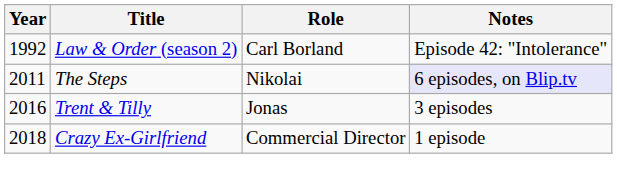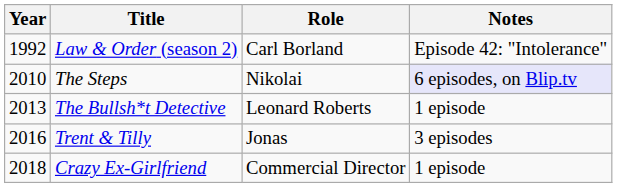(27, 78) 2011 -> (28, 78) 2010
+ row: (140, 108)
